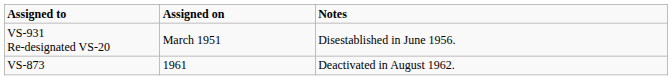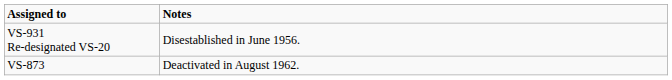- column: (194, 14)
